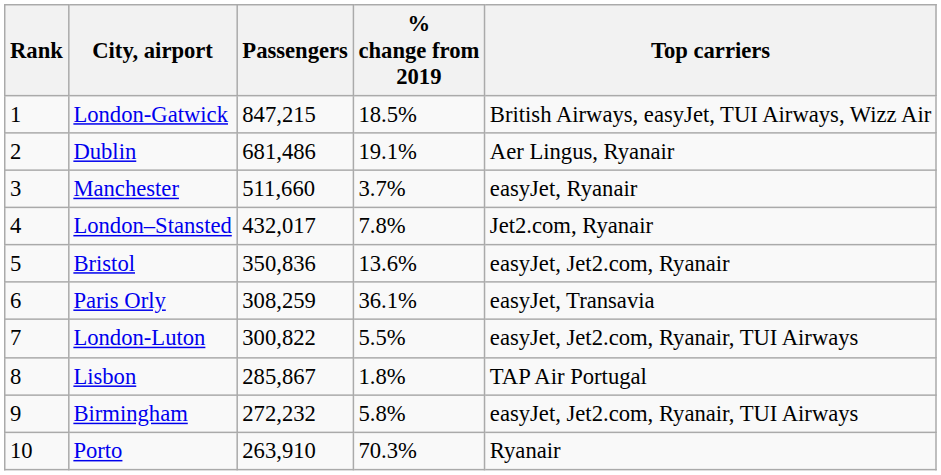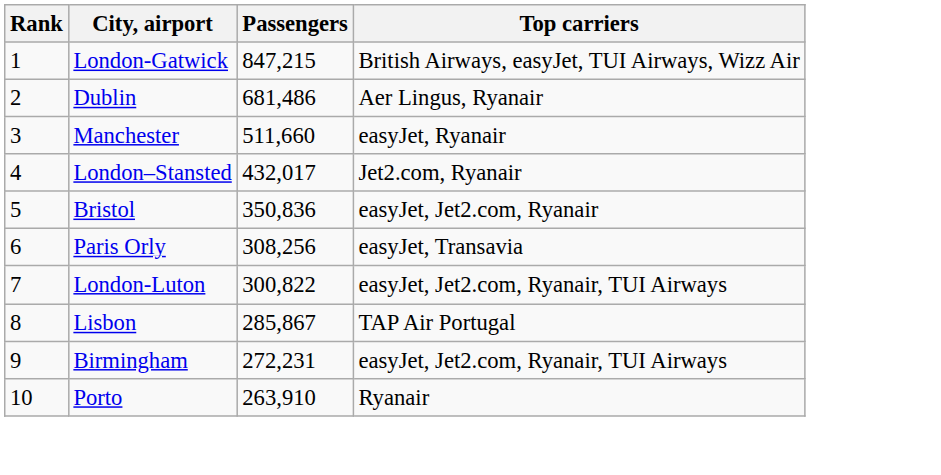- column: (419, 50)
(279, 301) 308,259 -> (279, 247) 308,256
(279, 413) 272,232 -> (279, 359) 272,231
